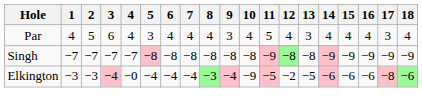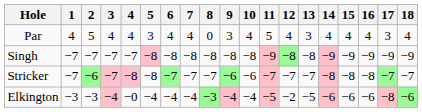(111, 35) 6 -> (111, 35) 4
(210, 35) 4 -> (210, 35) 0
+ row: (28, 76)
(249, 76) −9 -> (249, 96) −4
